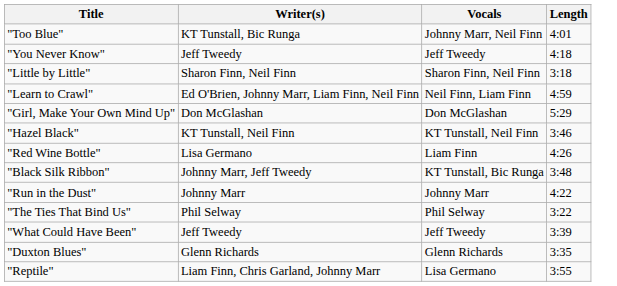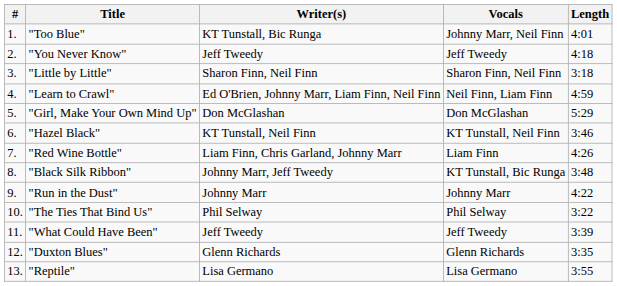+ column: (15, 14)
(216, 152) Lisa Germano -> (302, 152) Liam Finn, Chris Garland, Johnny Marr
(281, 271) Liam Finn, Chris Garland, Johnny Marr -> (238, 271) Lisa Germano
